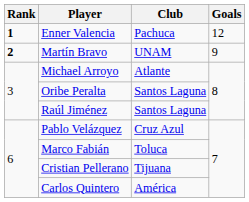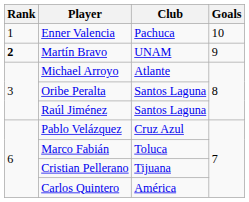(10, 33) bold -> (10, 33) normal
(218, 33) 12 -> (218, 33) 10
